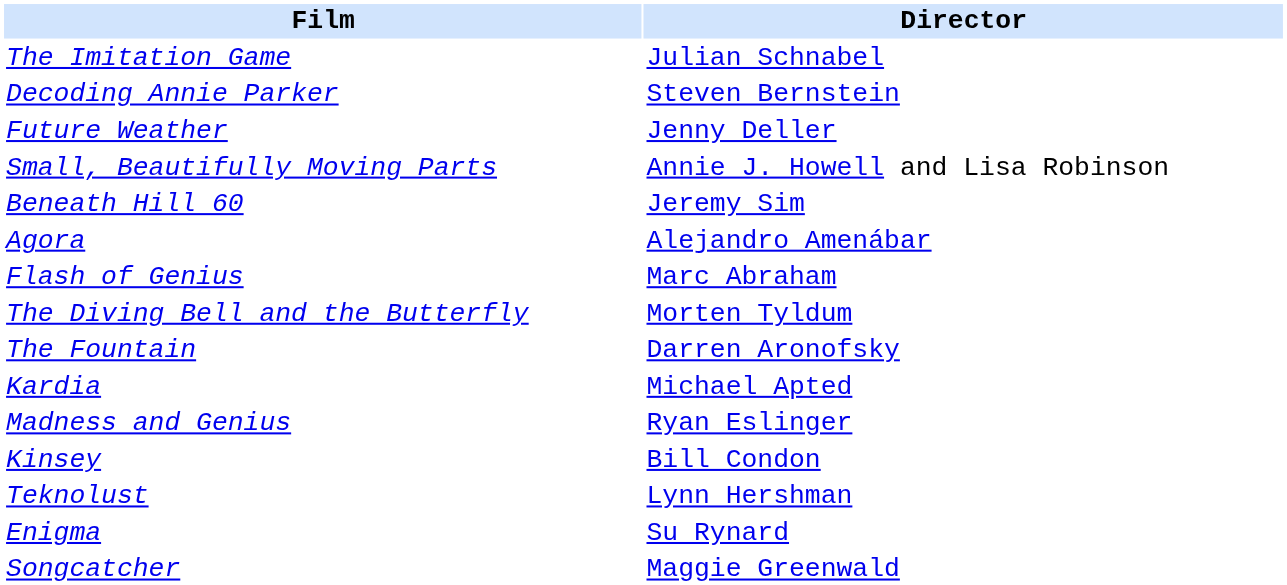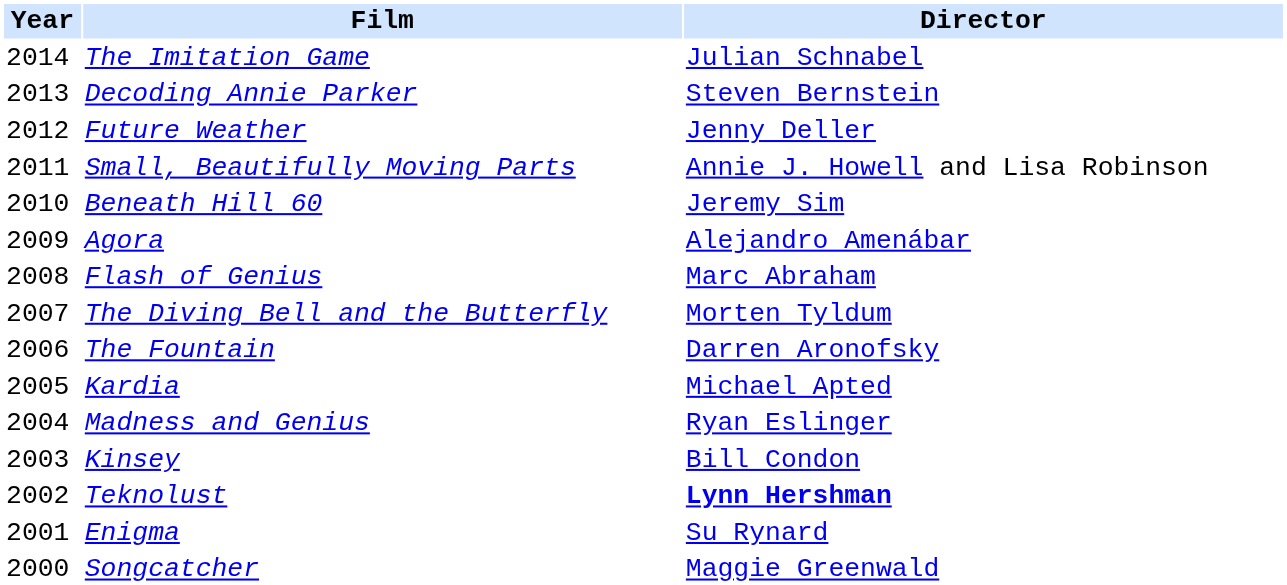+ column: (42, 21)
(749, 496) normal -> (789, 496) bold
